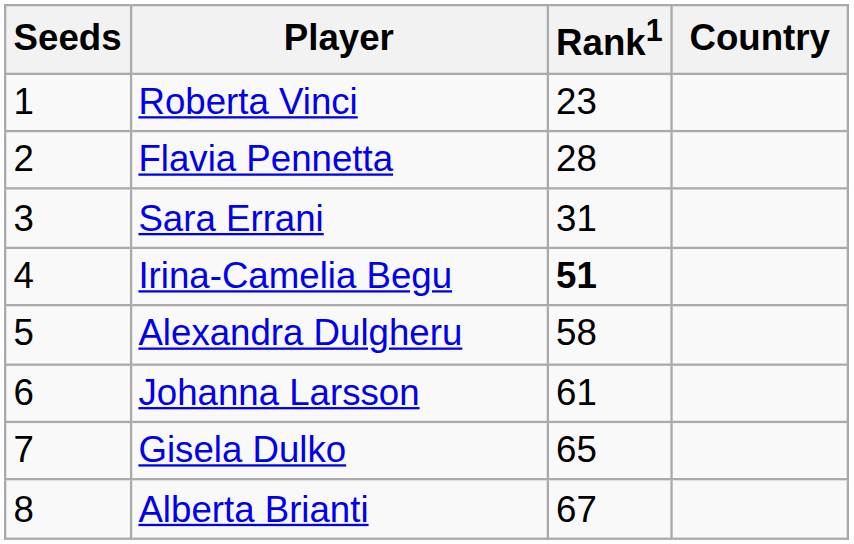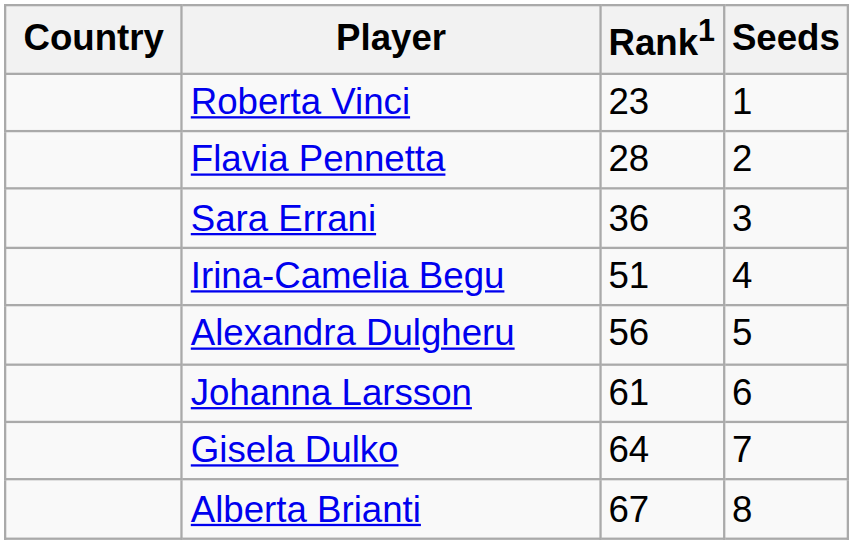columns swapped: (760, 38) <-> (68, 38)
(576, 217) 31 -> (629, 217) 36
(576, 275) bold -> (629, 275) normal
(576, 334) 58 -> (629, 334) 56
(576, 450) 65 -> (629, 450) 64
